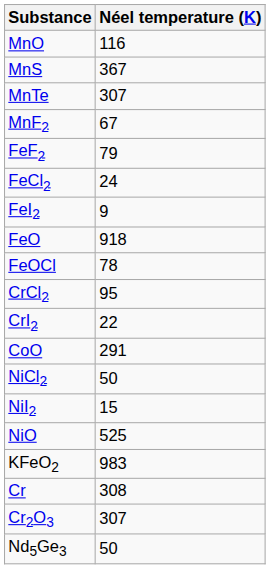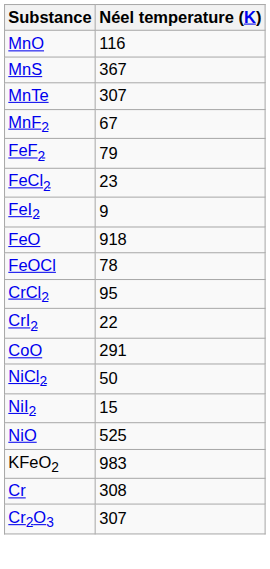(108, 182) 24 -> (108, 182) 23
- row: (37, 549)
